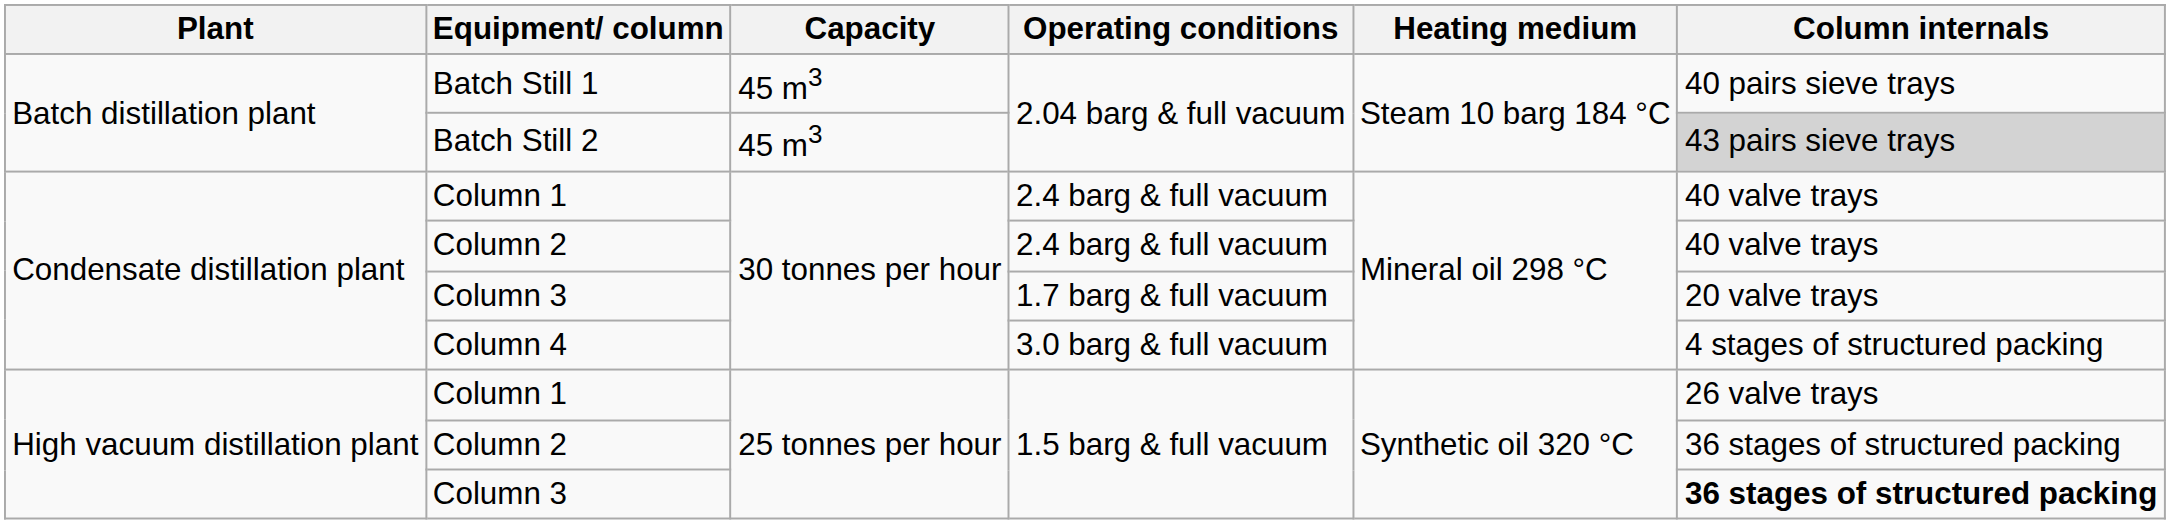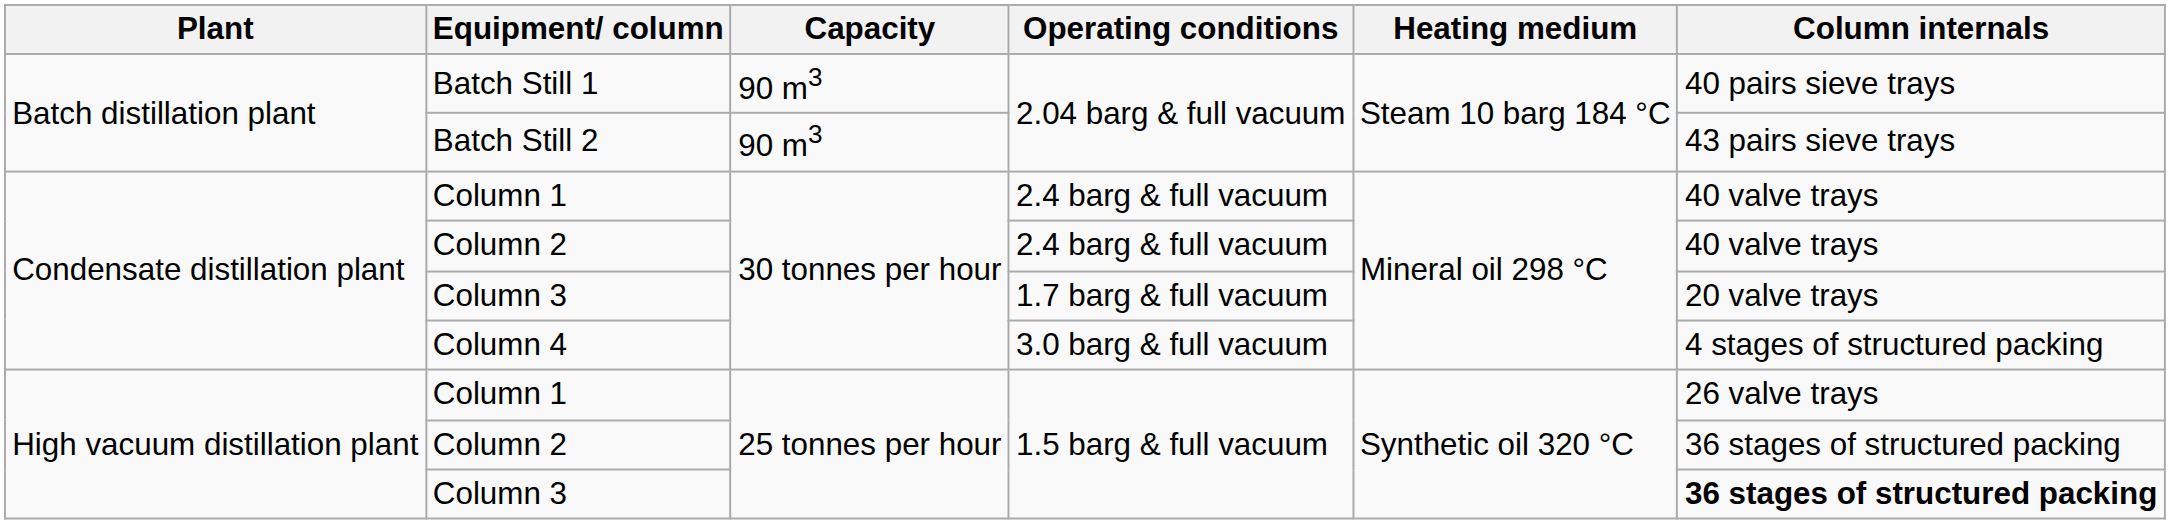(780, 83) 45 m3 -> (780, 83) 90 m3
(780, 141) 45 m3 -> (780, 141) 90 m3
(1820, 141) lightgrey background -> (1820, 141) no background
